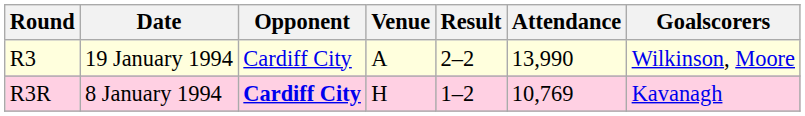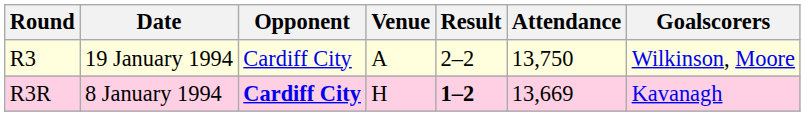(543, 57) 13,990 -> (543, 57) 13,750
(457, 93) normal -> (457, 93) bold
(543, 93) 10,769 -> (543, 93) 13,669
